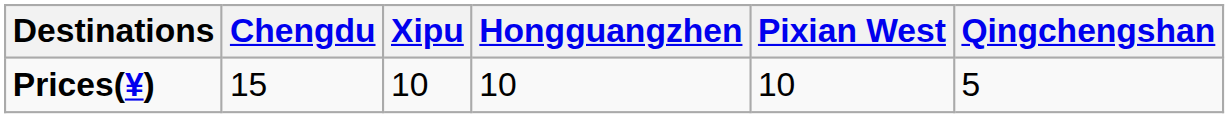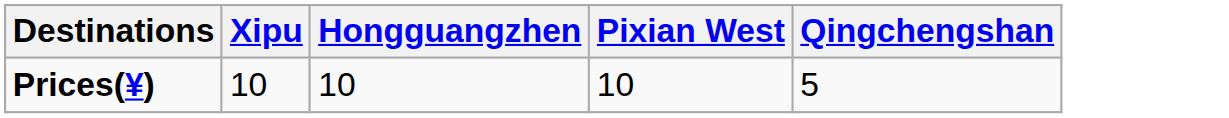- column: (303, 31)
